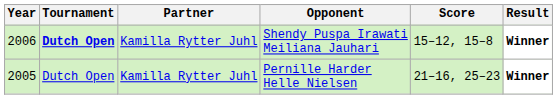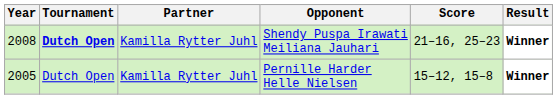(22, 42) 2006 -> (22, 42) 2008
(453, 42) 15–12, 15–8 -> (457, 42) 21–16, 25–23
(457, 76) 21–16, 25–23 -> (453, 76) 15–12, 15–8
